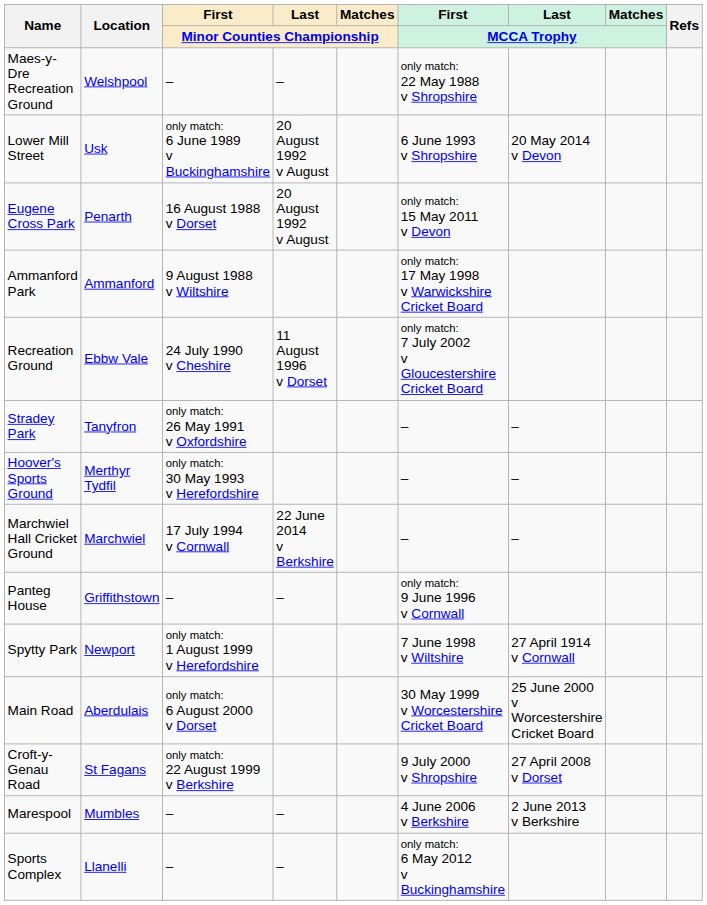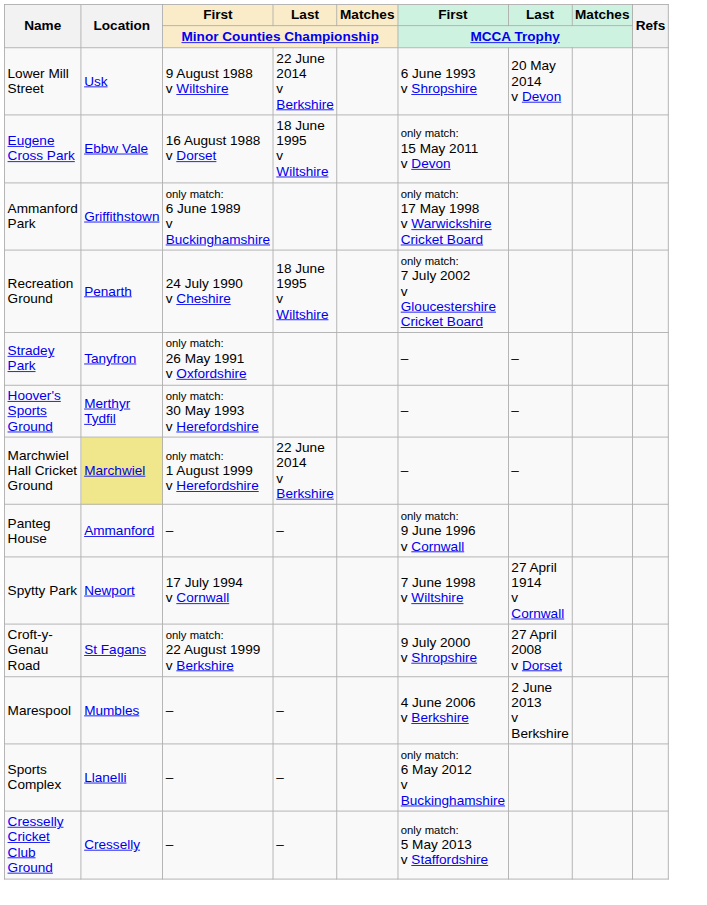- row: (40, 81)
(218, 149) only match: 6 June 1989 v Buckinghamshire -> (209, 81) 9 August 1988 v Wiltshire
(302, 148) 20 August 1992 v August -> (305, 81) 22 June 2014 v Berkshire
(108, 216) Penarth -> (116, 148) Ebbw Vale
(302, 216) 20 August 1992 v August -> (302, 148) 18 June 1995 v Wiltshire
(119, 283) Ammanford -> (122, 216) Griffithstown
(209, 283) 9 August 1988 v Wiltshire -> (218, 217) only match: 6 June 1989 v Buckinghamshire
(116, 358) Ebbw Vale -> (108, 291) Penarth
(302, 358) 11 August 1996 v Dorset -> (302, 291) 18 June 1995 v Wiltshire
(115, 538) no background -> (115, 470) khaki background
(204, 538) 17 July 1994 v Cornwall -> (212, 471) only match: 1 August 1999 v Herefordshire
(122, 598) Griffithstown -> (119, 530) Ammanford
(212, 651) only match: 1 August 1999 v Herefordshire -> (204, 590) 17 July 1994 v Cornwall
- row: (40, 710)
+ row: (36, 845)
